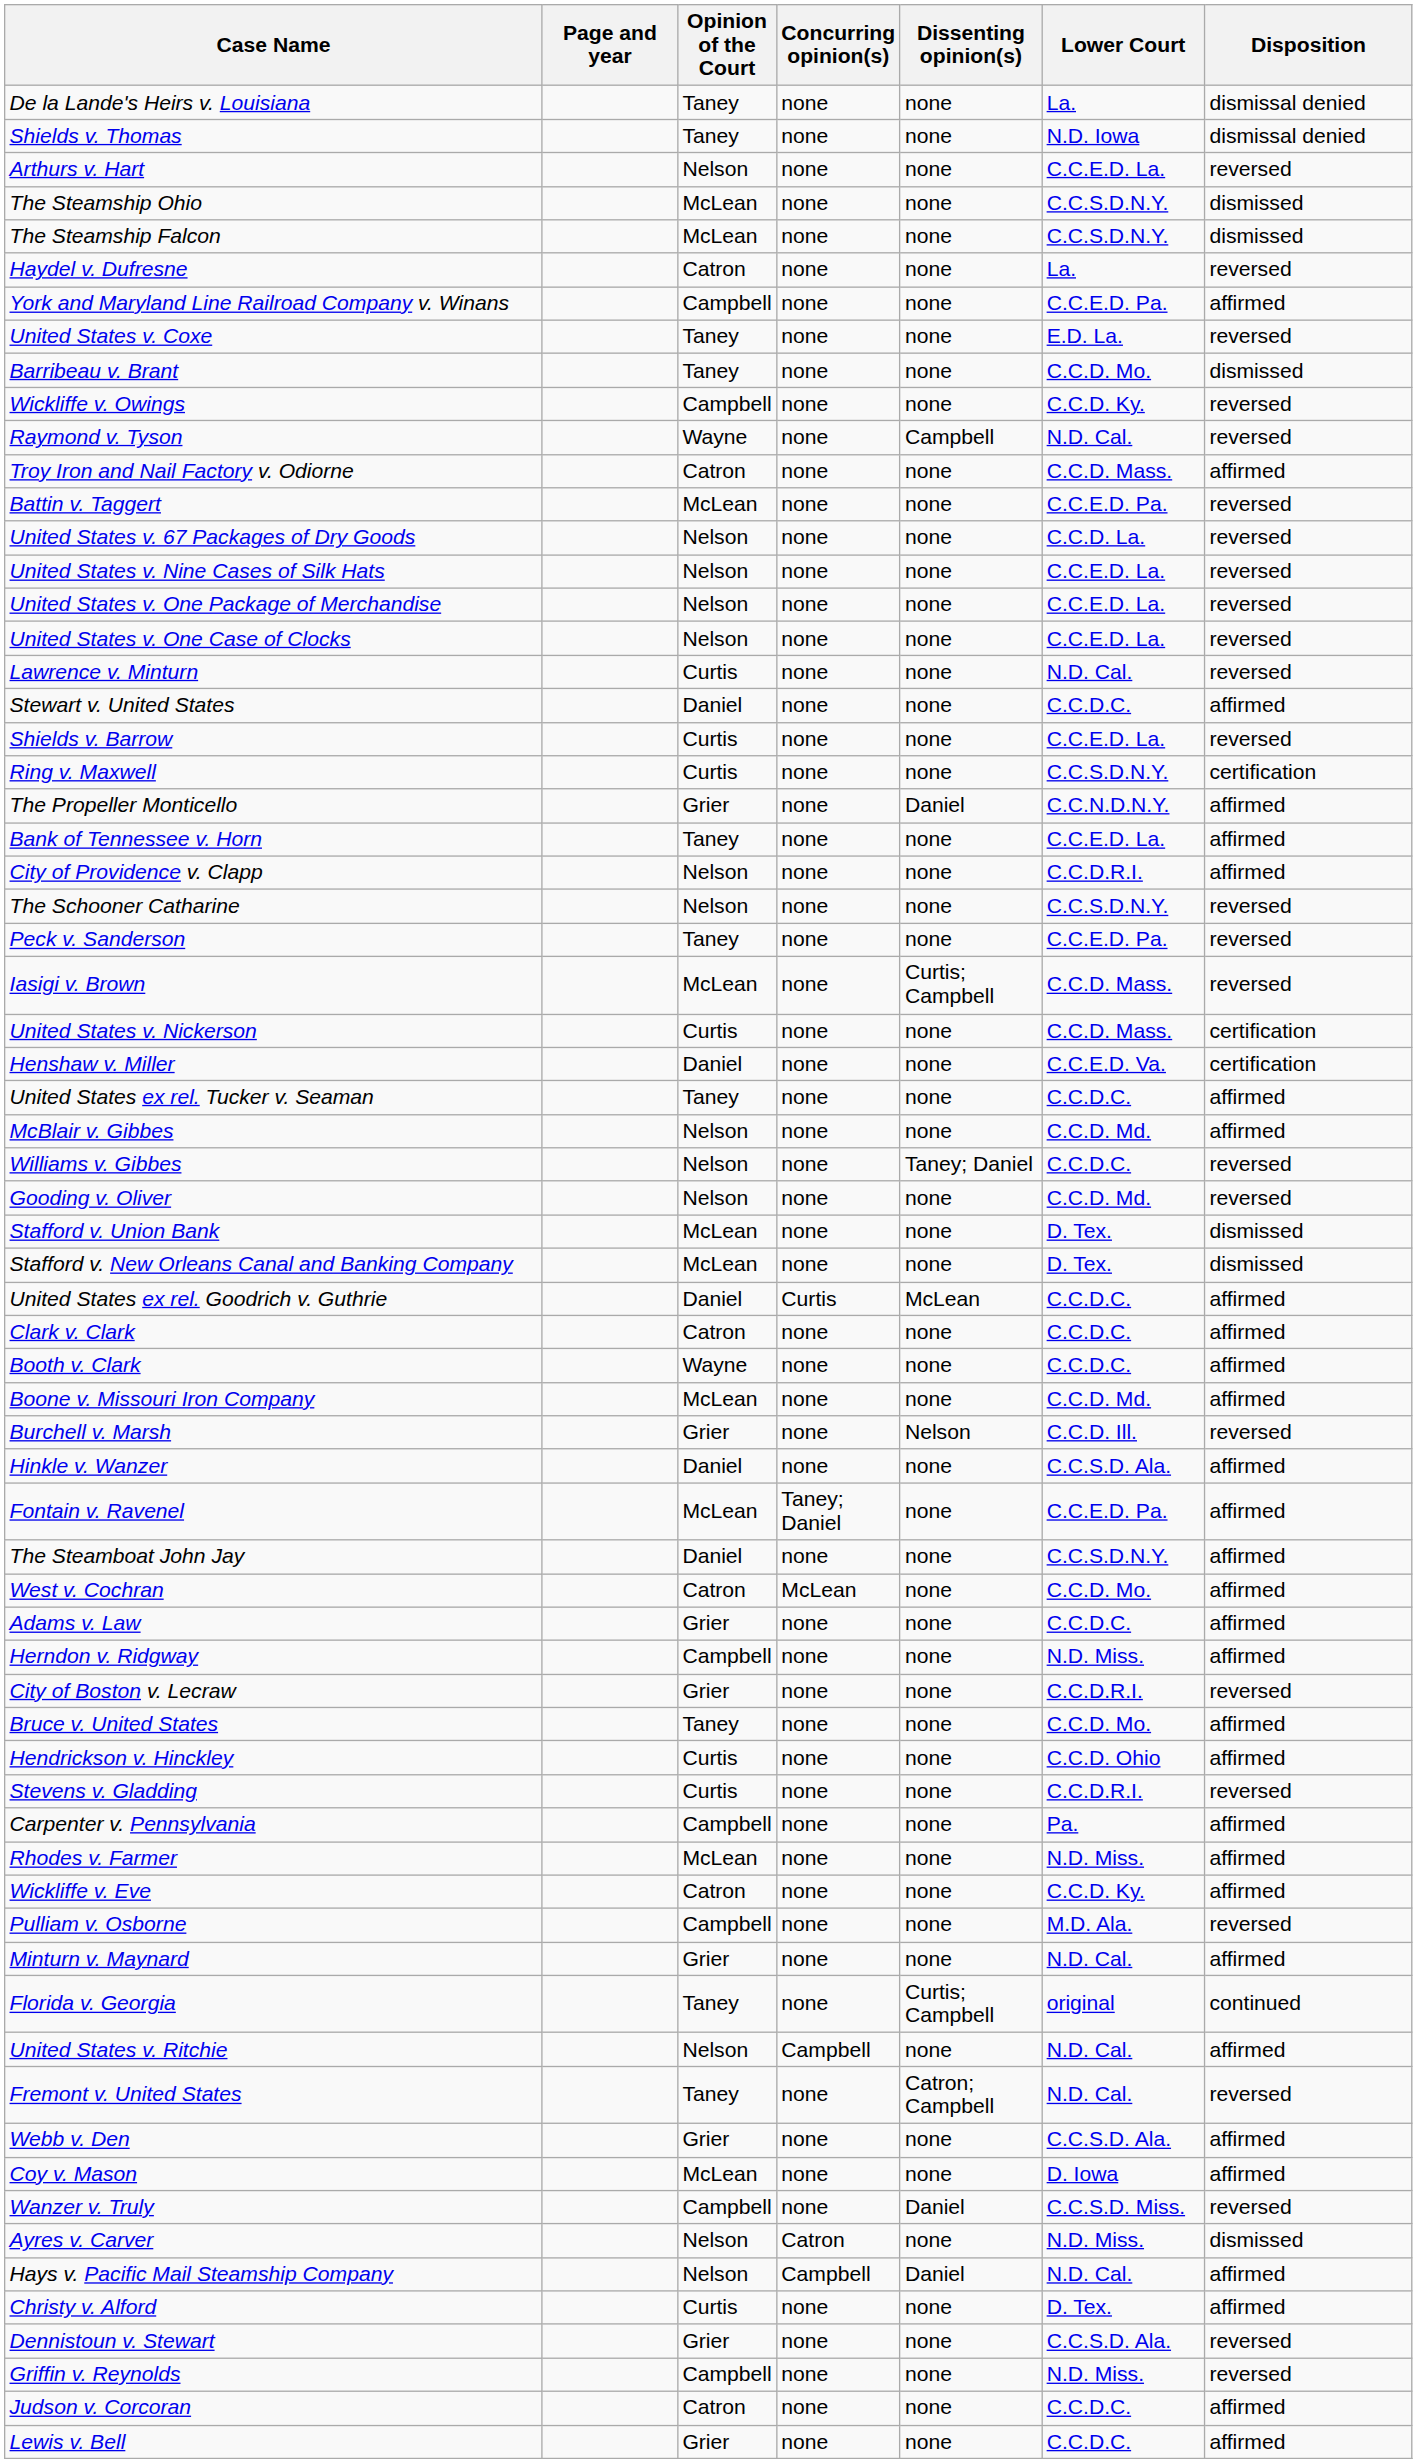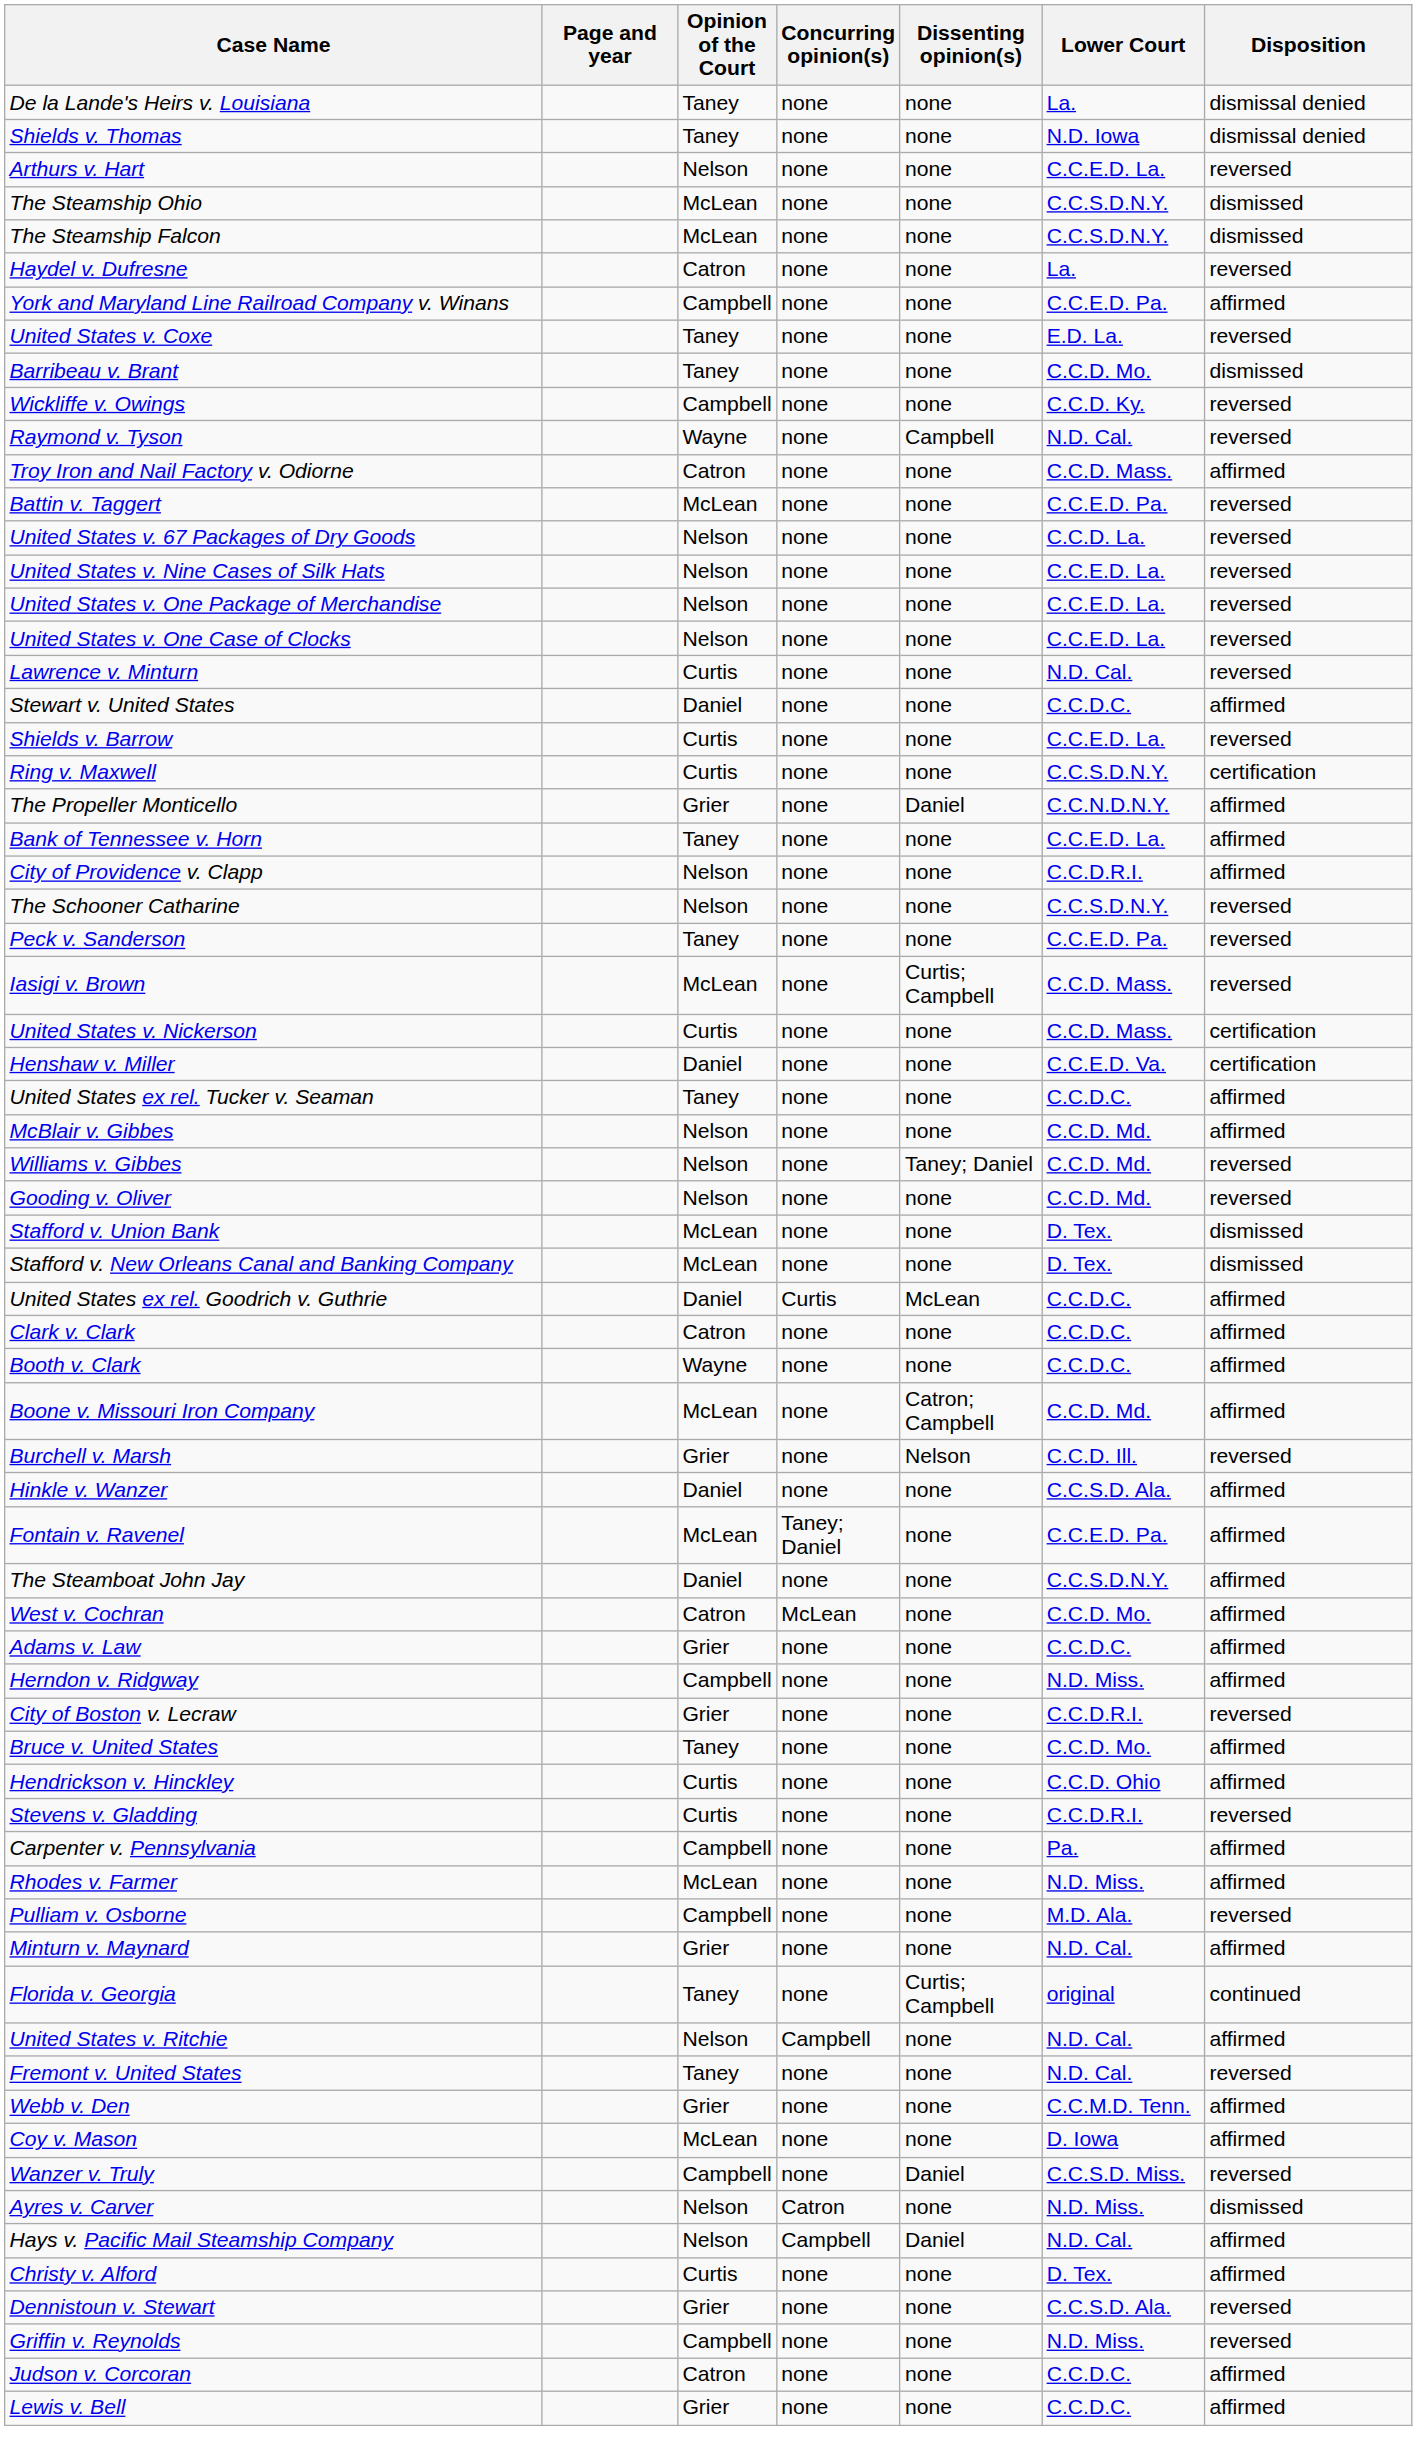(1089, 1164) C.C.D.C. -> (1099, 1164) C.C.D. Md.
(928, 1398) none -> (950, 1410) Catron; Campbell
- row: (80, 1891)
(950, 2094) Catron; Campbell -> (928, 2073) none
(1109, 2140) C.C.S.D. Ala. -> (1119, 2106) C.C.M.D. Tenn.
